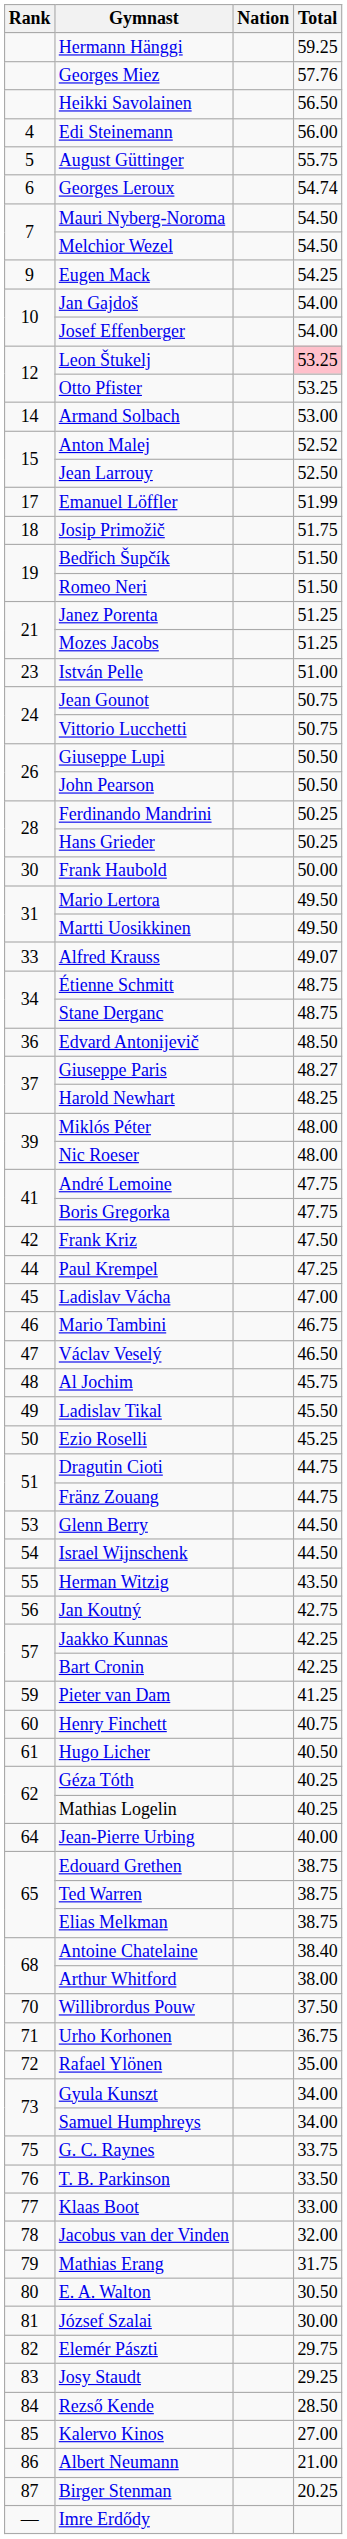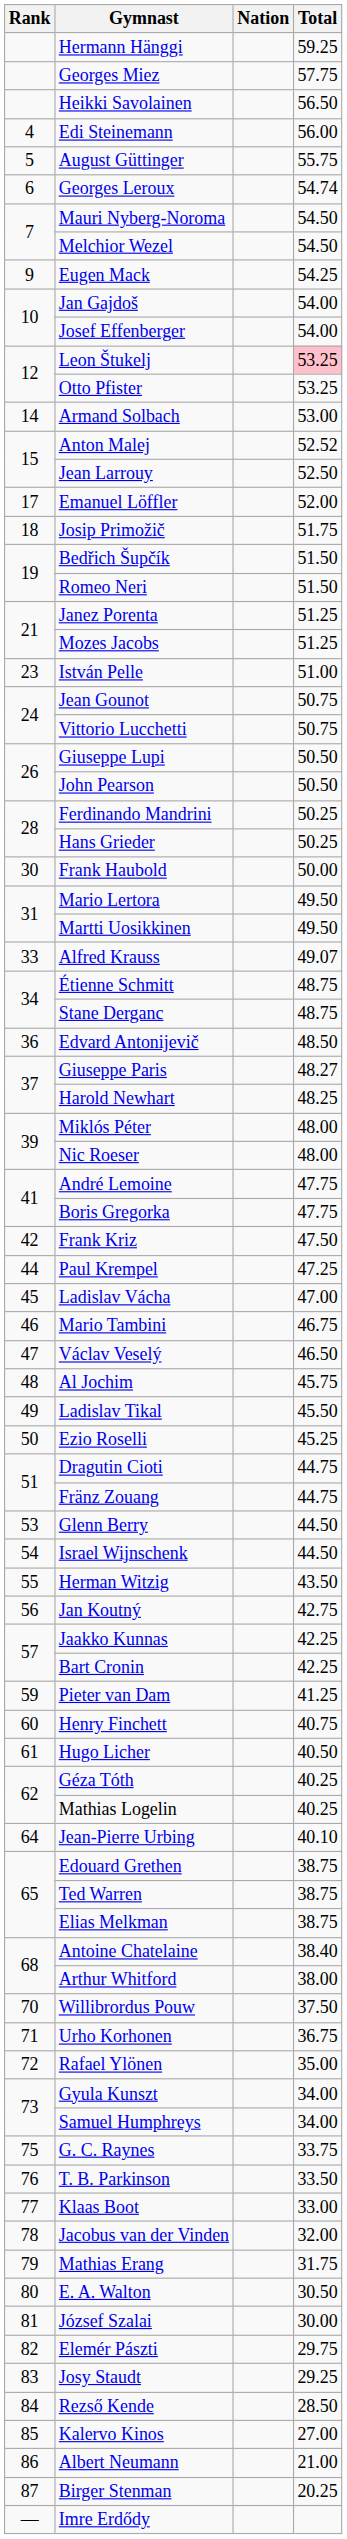(318, 75) 57.76 -> (318, 75) 57.75
(318, 501) 51.99 -> (318, 501) 52.00
(318, 1837) 40.00 -> (318, 1837) 40.10
